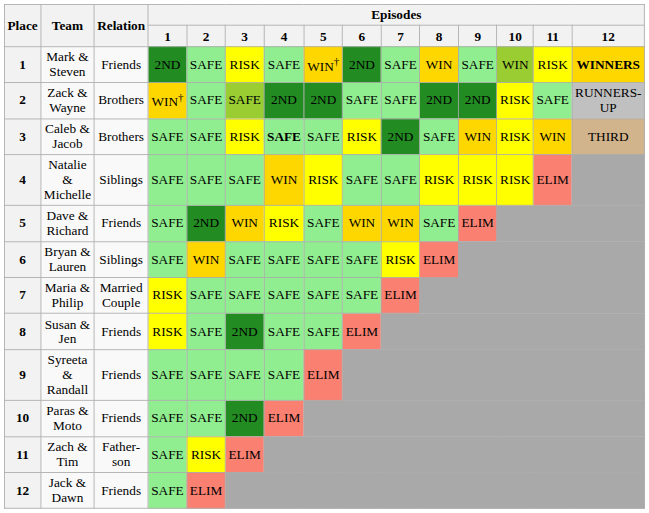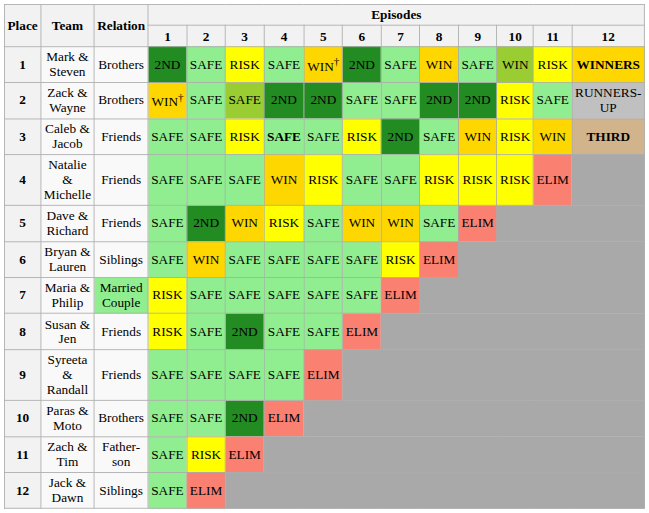(121, 64) Friends -> (121, 64) Brothers
(121, 136) Brothers -> (121, 136) Friends
(608, 136) normal -> (608, 136) bold
(121, 180) Siblings -> (121, 180) Friends
(121, 295) no background -> (121, 295) lightgreen background
(121, 418) Friends -> (121, 418) Brothers
(121, 490) Friends -> (121, 490) Siblings
